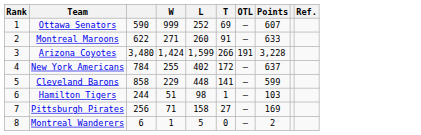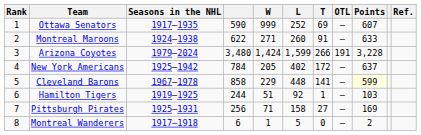+ column: (175, 11)
(171, 67) 255 -> (268, 67) 205
(273, 81) no background -> (370, 81) lightyellow background
(201, 95) 98 -> (298, 95) 92
